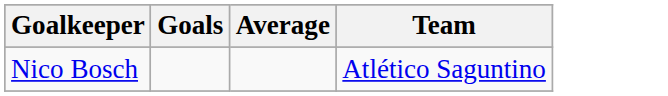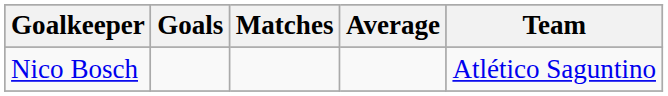+ column: (285, 25)
